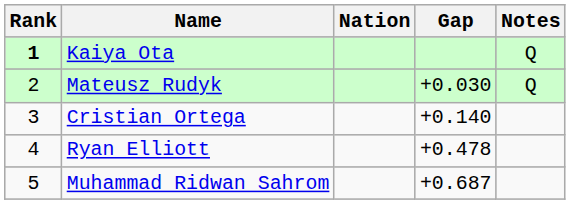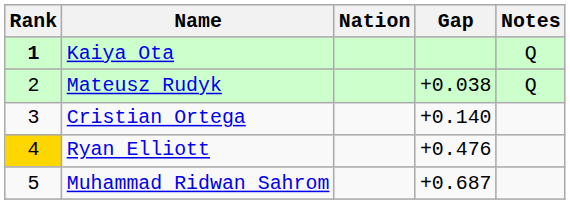(456, 86) +0.030 -> (456, 86) +0.038
(33, 151) no background -> (33, 151) gold background
(456, 151) +0.478 -> (456, 151) +0.476
